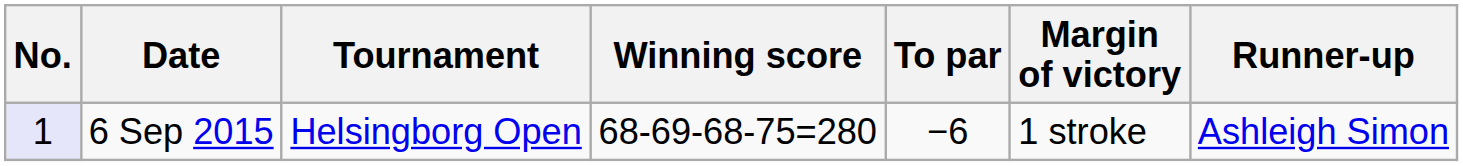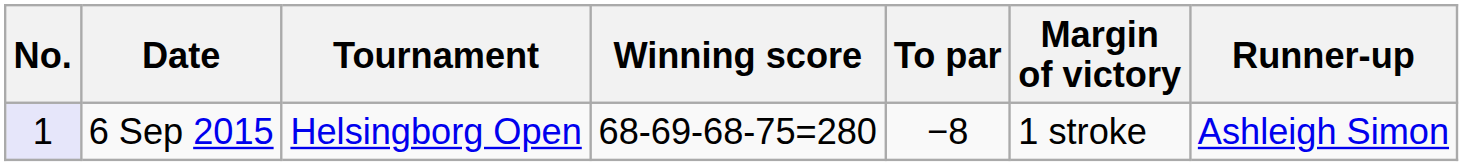(948, 132) −6 -> (948, 132) −8
